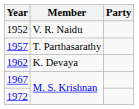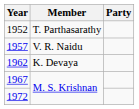(58, 29) V. R. Naidu -> (67, 29) T. Parthasarathy
(67, 46) T. Parthasarathy -> (58, 46) V. R. Naidu
